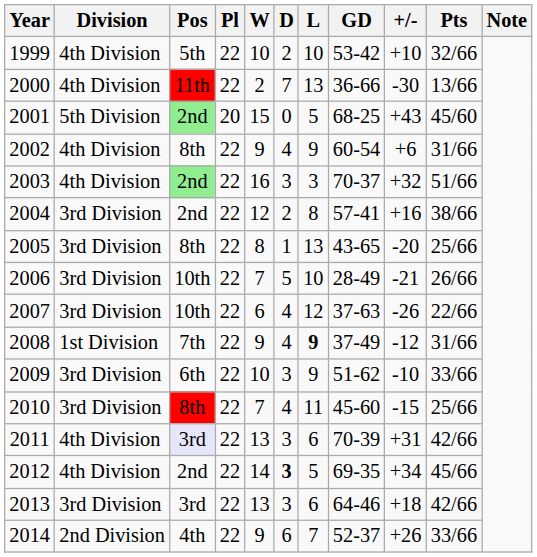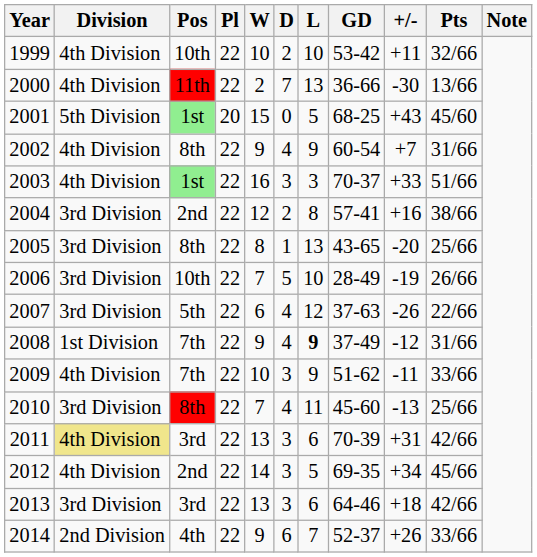(192, 52) 5th -> (192, 52) 10th
(406, 52) +10 -> (406, 52) +11
(192, 117) 2nd -> (192, 117) 1st
(406, 149) +6 -> (406, 149) +7
(192, 181) 2nd -> (192, 181) 1st
(406, 181) +32 -> (406, 181) +33
(406, 278) -21 -> (406, 278) -19
(192, 310) 10th -> (192, 310) 5th
(110, 375) 3rd Division -> (110, 375) 4th Division
(192, 375) 6th -> (192, 375) 7th
(406, 375) -10 -> (406, 375) -11
(406, 407) -15 -> (406, 407) -13
(110, 439) no background -> (110, 439) khaki background
(192, 439) lavender background -> (192, 439) no background
(286, 471) bold -> (286, 471) normal
